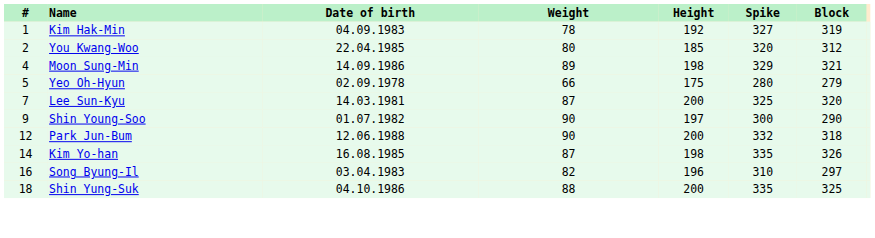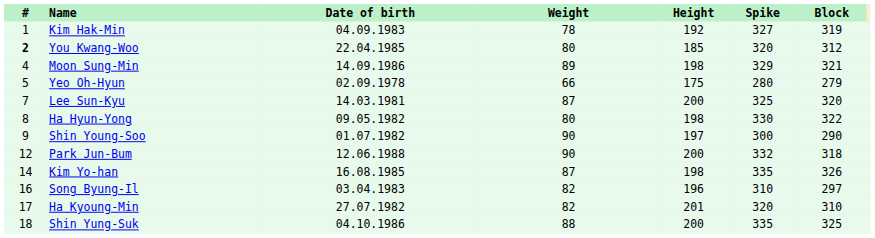(26, 48) normal -> (26, 48) bold
+ row: (90, 119)
+ row: (94, 207)
